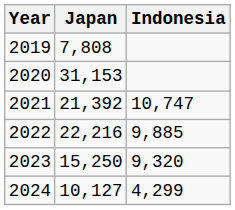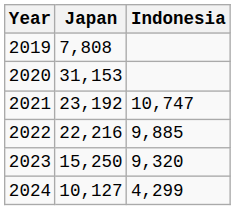(91, 105) 21,392 -> (91, 105) 23,192
